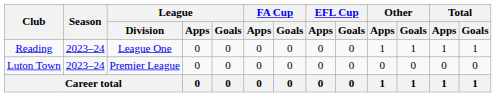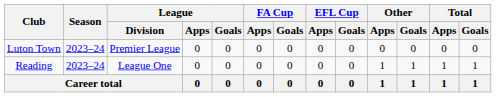rows swapped: (34, 48) <-> (34, 65)
